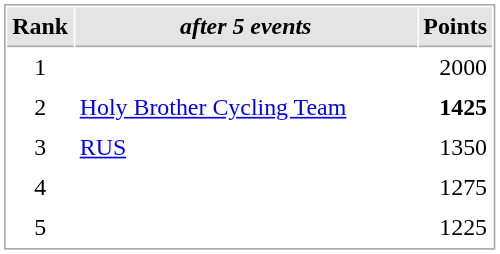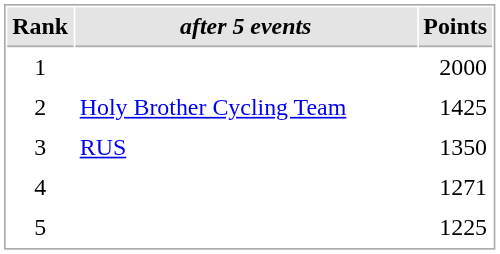(463, 107) bold -> (463, 107) normal
(463, 187) 1275 -> (463, 187) 1271
